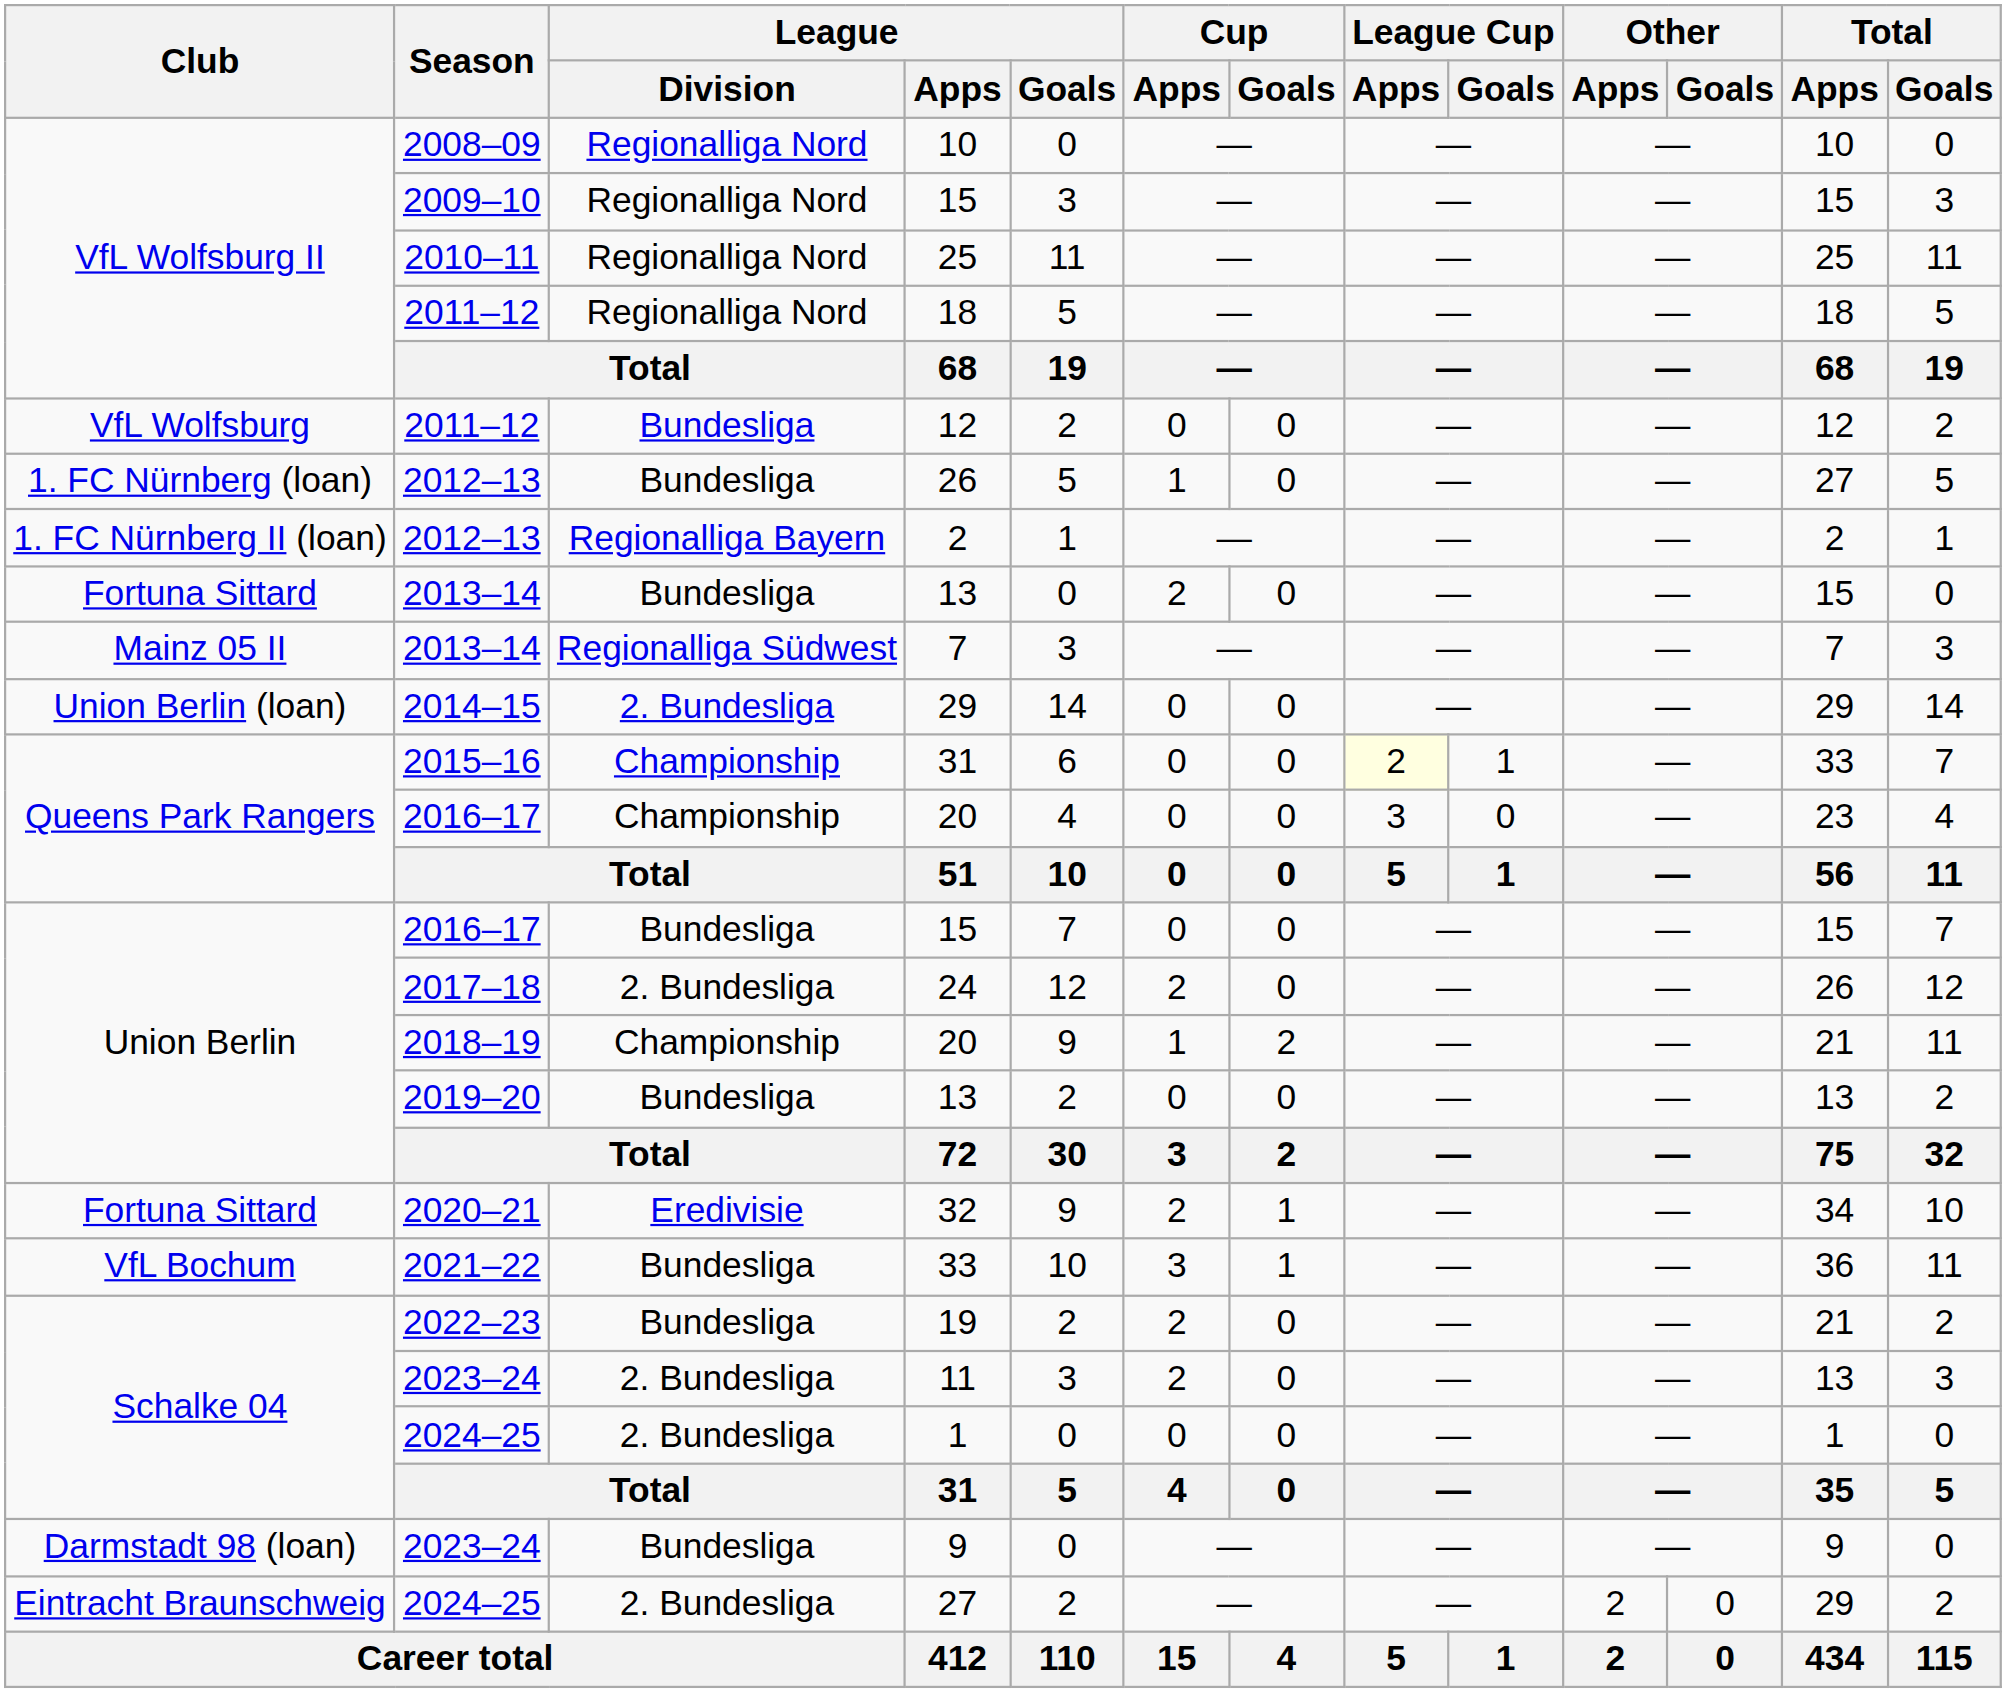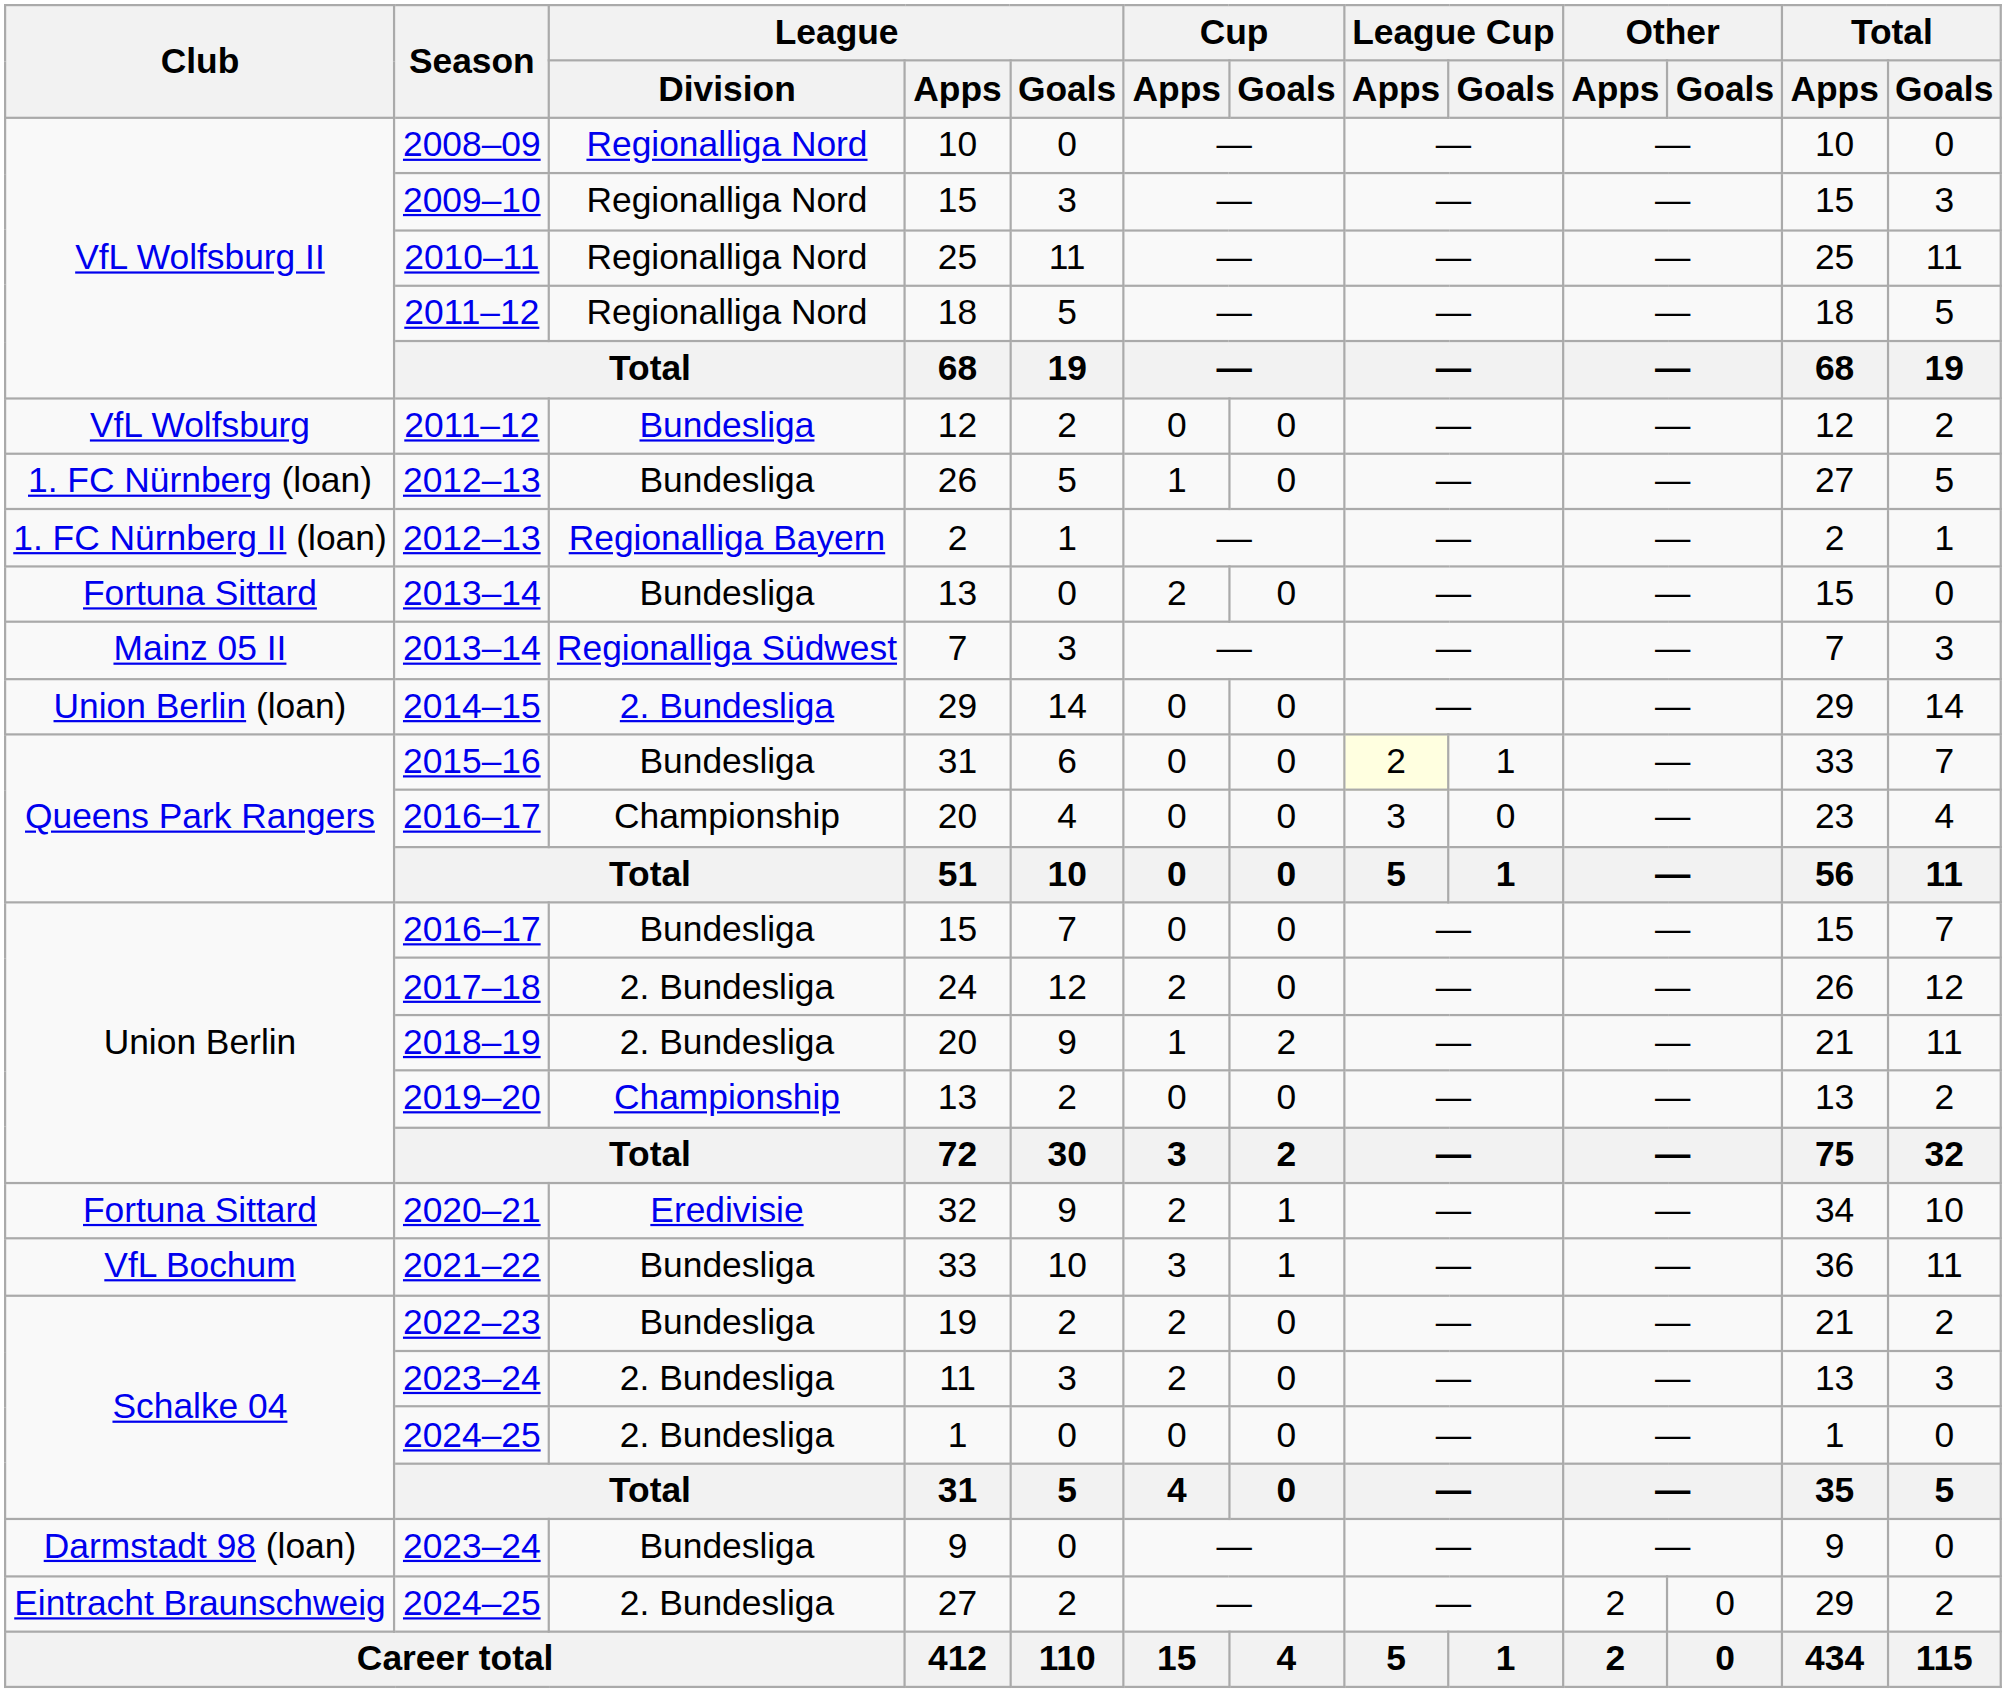(727, 761) Championship -> (727, 761) Bundesliga
(727, 1041) Championship -> (727, 1041) 2. Bundesliga
(727, 1098) Bundesliga -> (727, 1098) Championship
